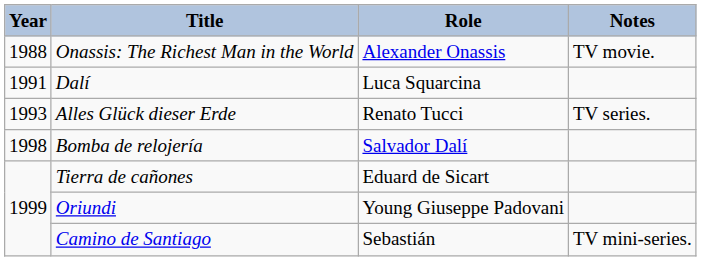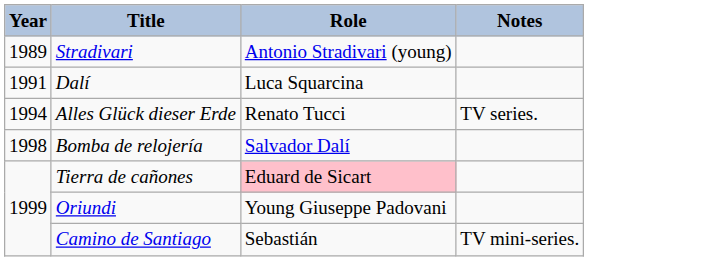- row: (205, 51)
+ row: (94, 51)
(28, 114) 1993 -> (28, 114) 1994
(426, 176) no background -> (308, 176) pink background
